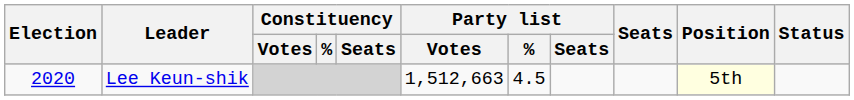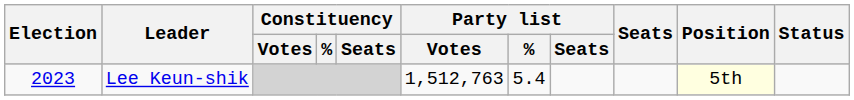(53, 79) 2020 -> (53, 79) 2023
(454, 79) 1,512,663 -> (454, 79) 1,512,763
(529, 79) 4.5 -> (529, 79) 5.4
